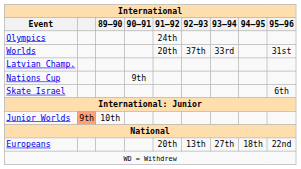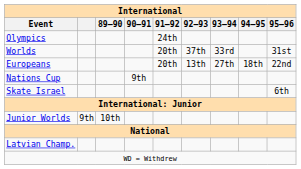rows swapped: (28, 144) <-> (41, 64)
(87, 118) lightsalmon background -> (87, 118) no background
